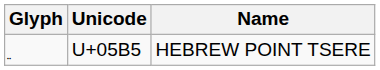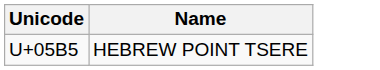- column: (36, 19)
